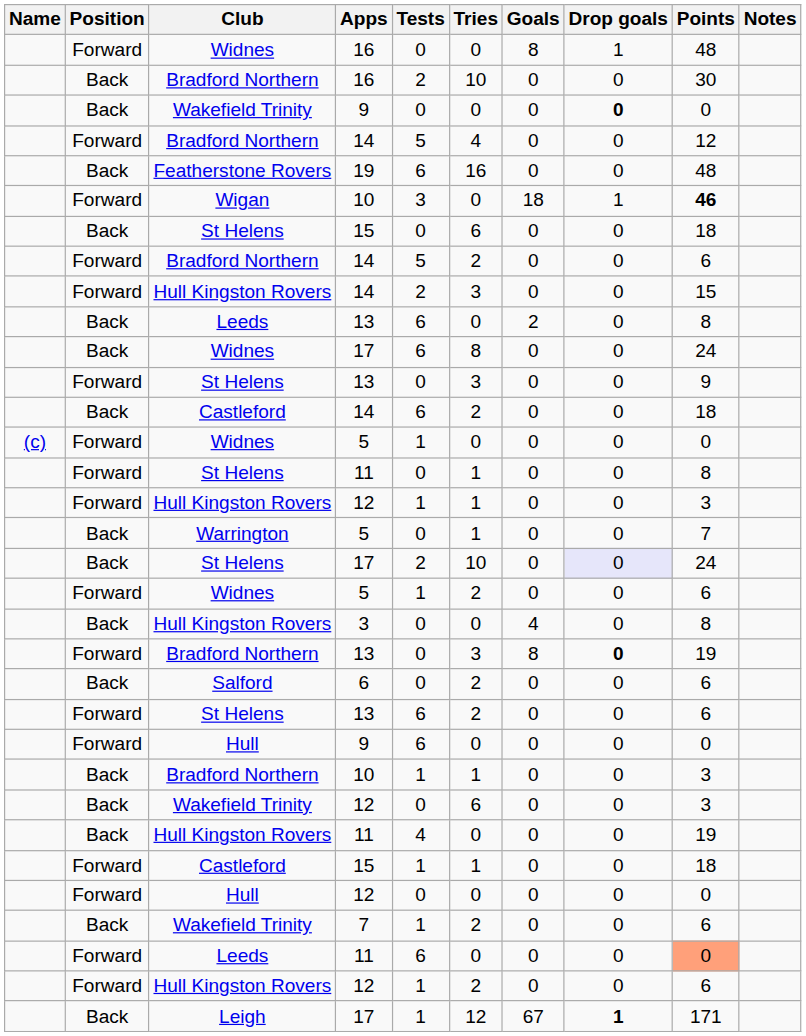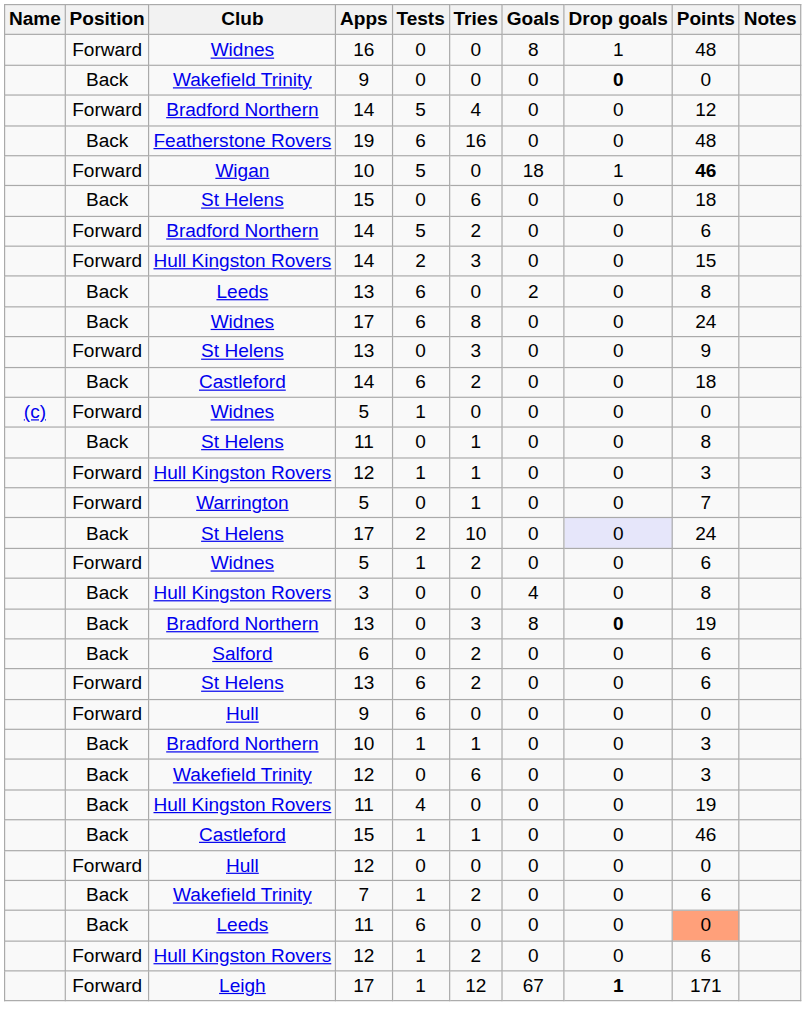- row: (242, 79)
(421, 200) 3 -> (421, 170) 5
(107, 472) Forward -> (107, 442) Back
(107, 532) Back -> (107, 502) Forward
(107, 653) Forward -> (107, 623) Back
(107, 865) Forward -> (107, 834) Back
(706, 865) 18 -> (706, 834) 46
(107, 955) Forward -> (107, 925) Back
(107, 1016) Back -> (107, 985) Forward
